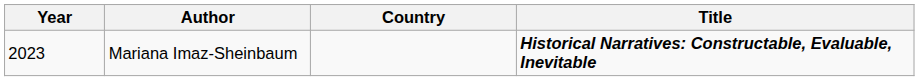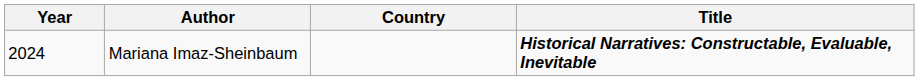(27, 52) 2023 -> (27, 52) 2024
